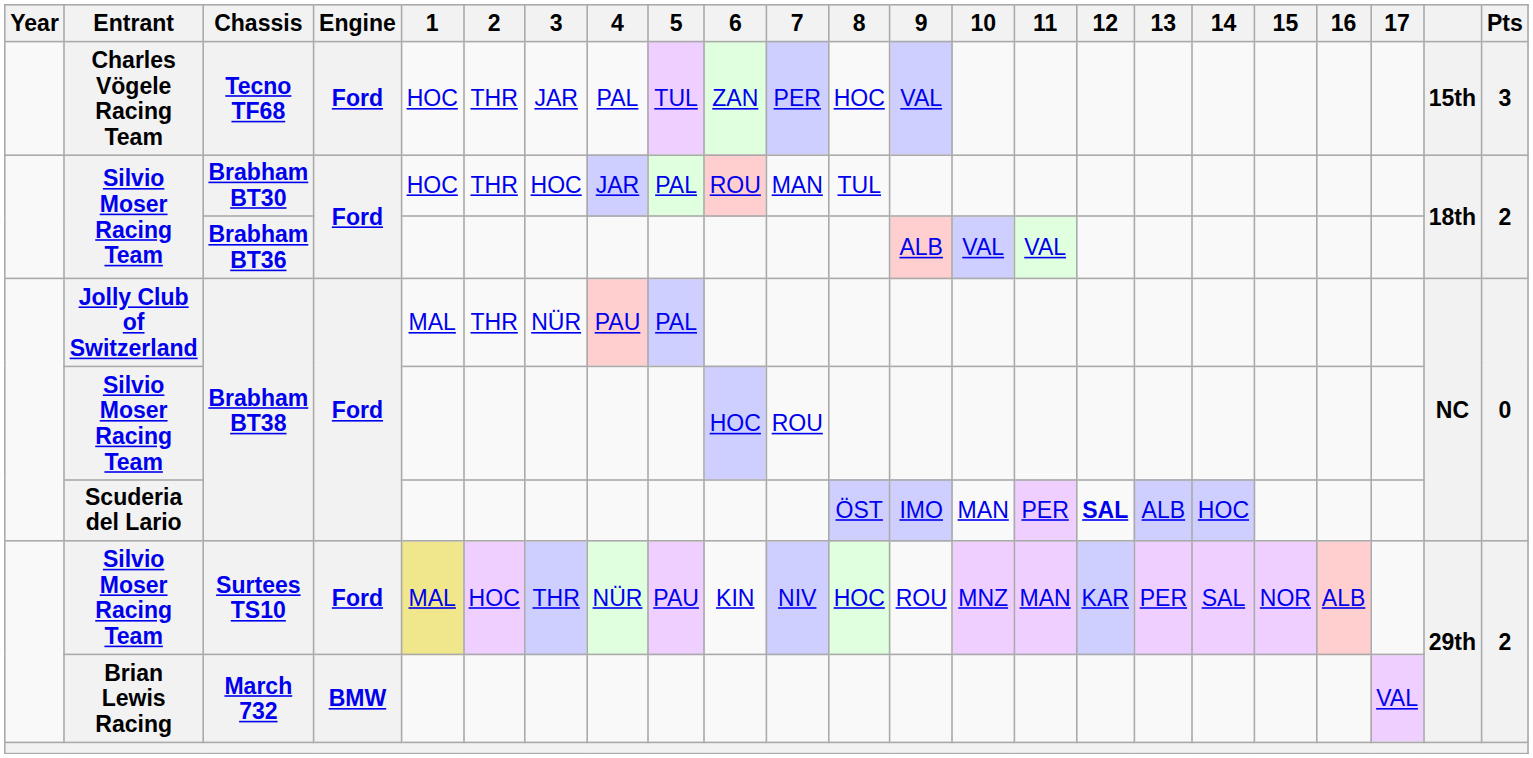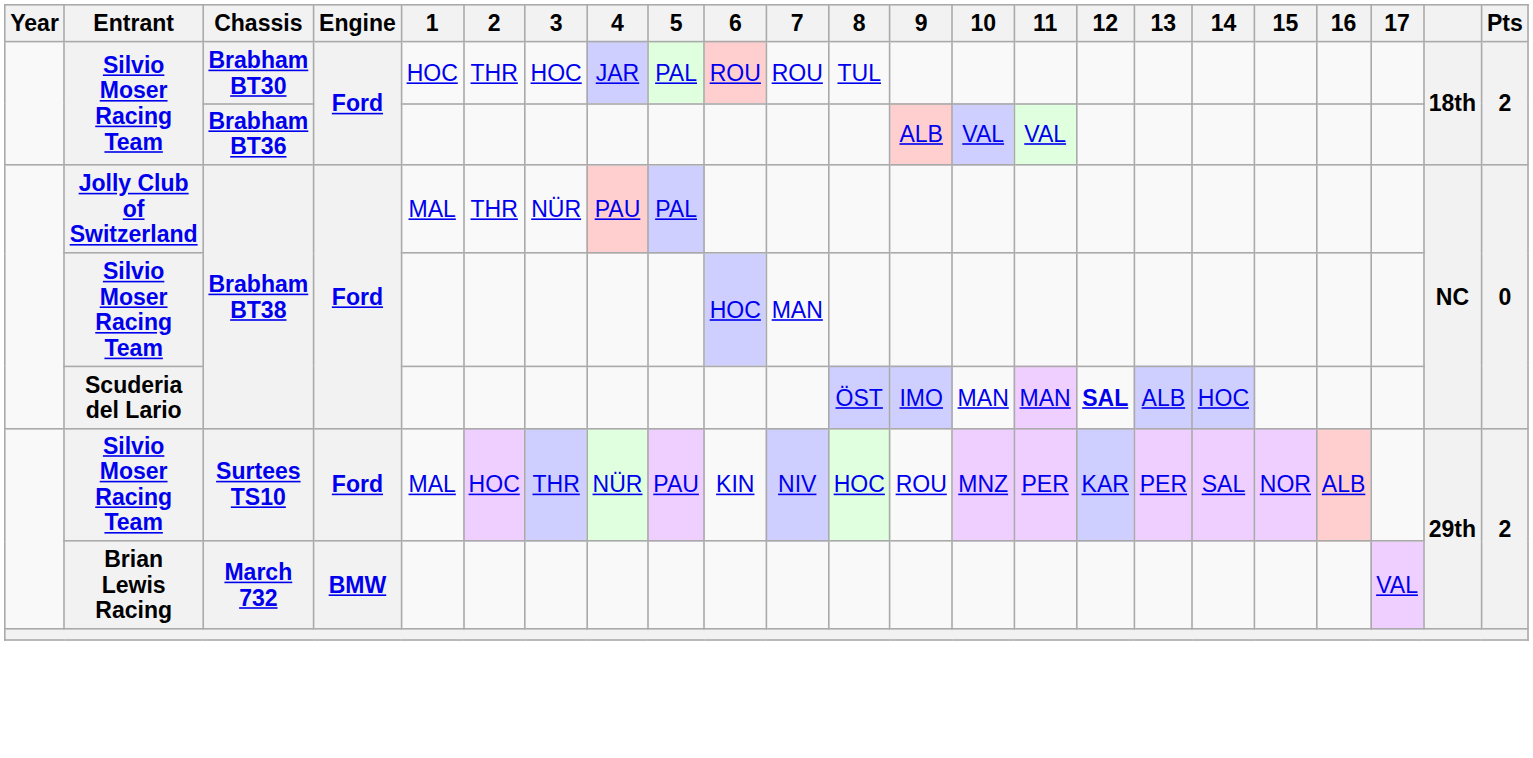- row: (134, 98)
(797, 186) MAN -> (797, 73) ROU
(797, 423) ROU -> (797, 310) MAN
(1045, 511) PER -> (1045, 397) MAN
(432, 598) khaki background -> (432, 485) no background
(1045, 598) MAN -> (1045, 485) PER
